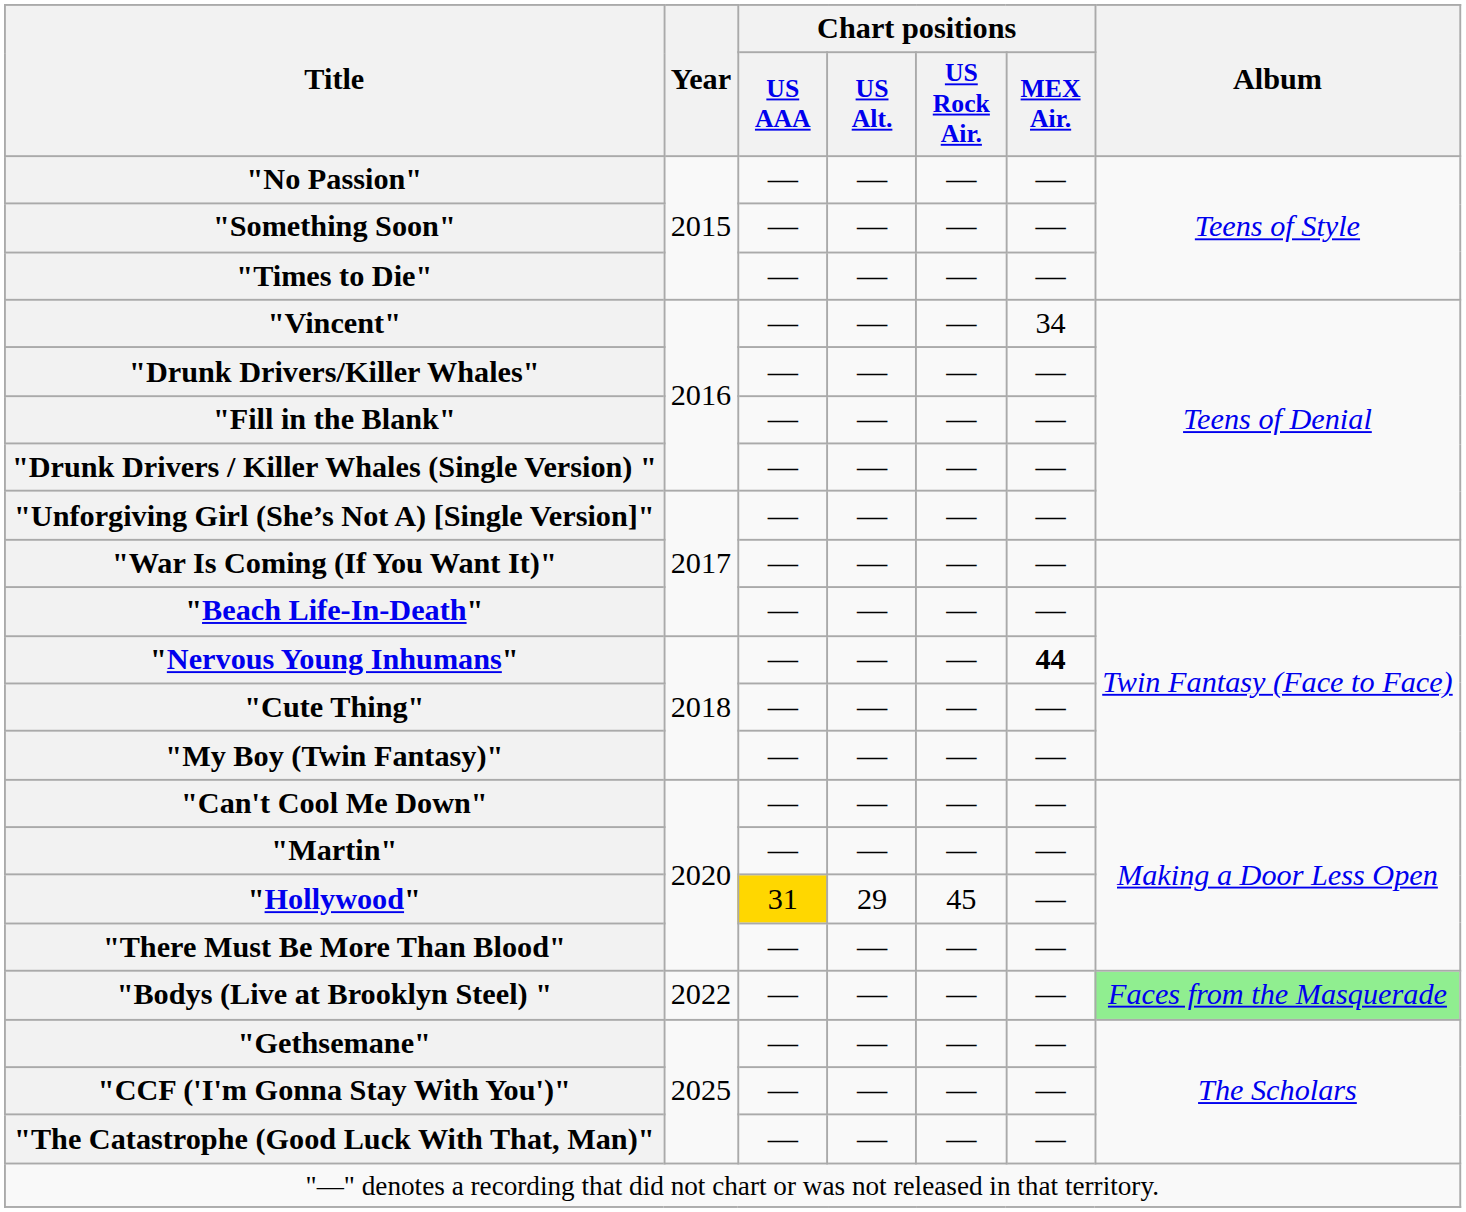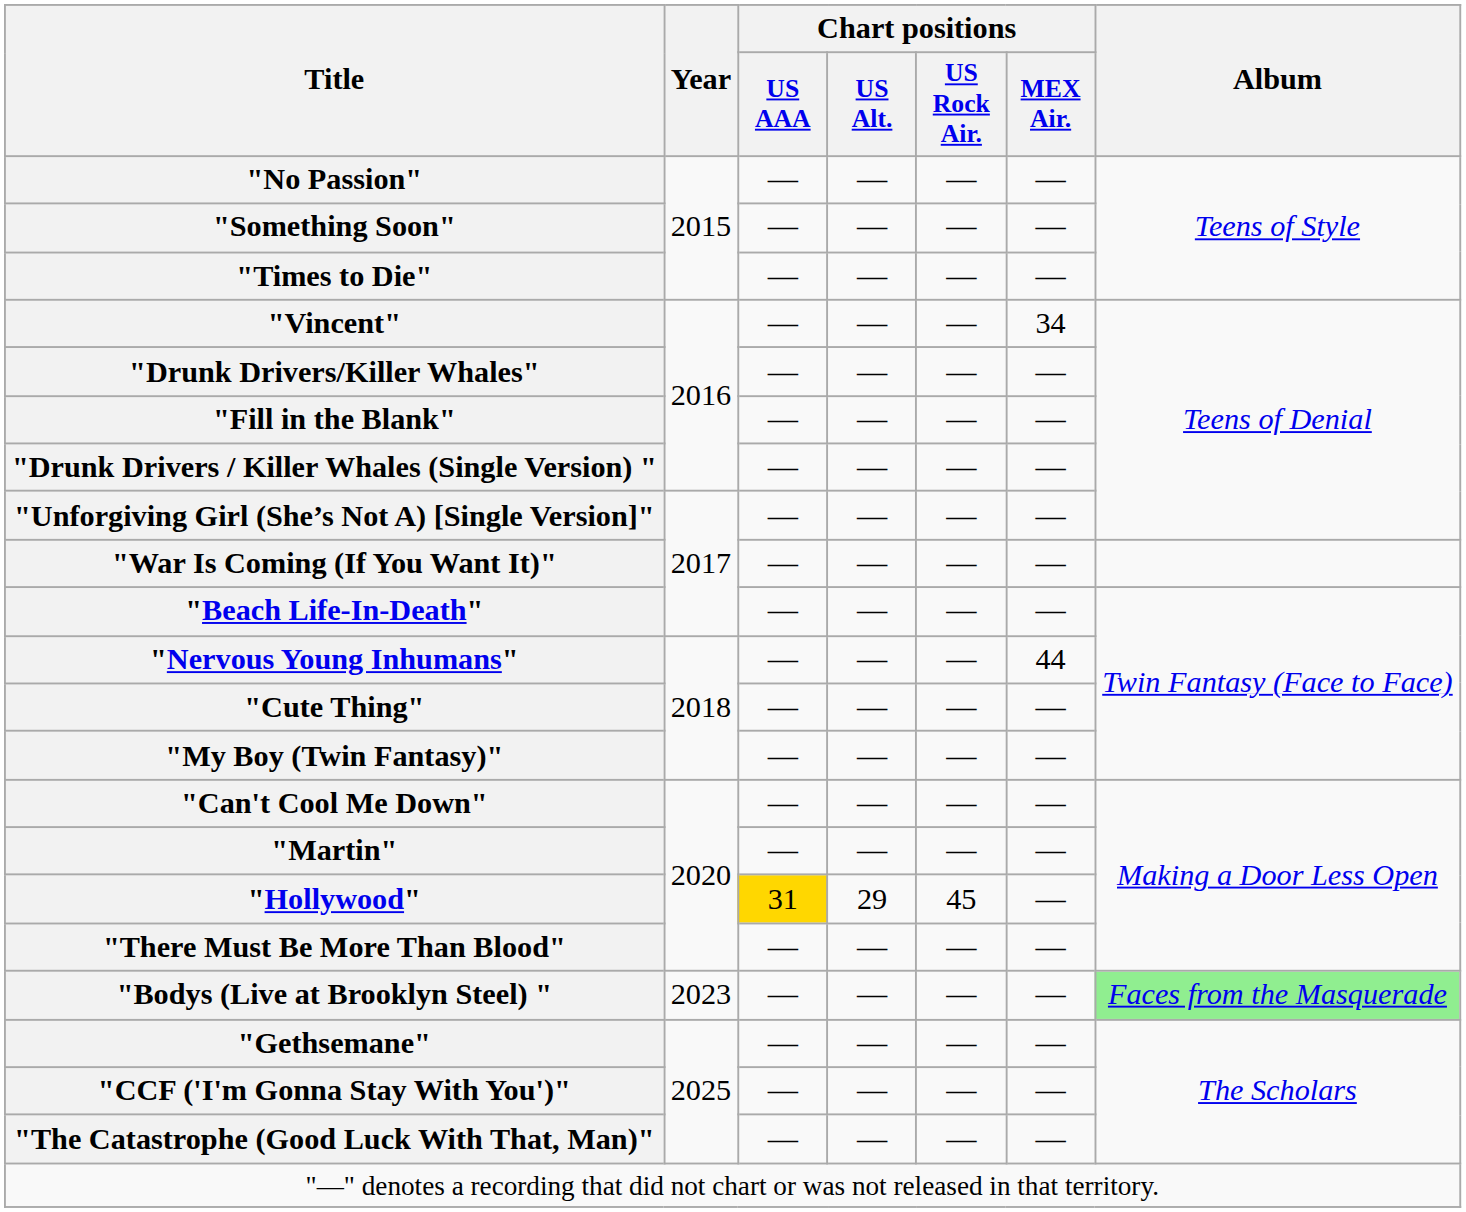(1051, 658) bold -> (1051, 658) normal
(701, 994) 2022 -> (701, 994) 2023
